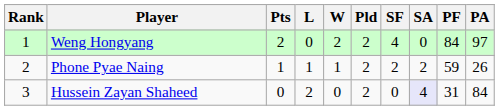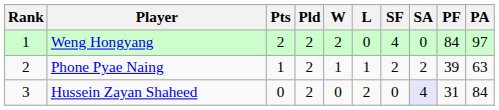columns swapped: (366, 17) <-> (309, 17)
(452, 67) 59 -> (452, 67) 39
(480, 67) 26 -> (480, 67) 63
